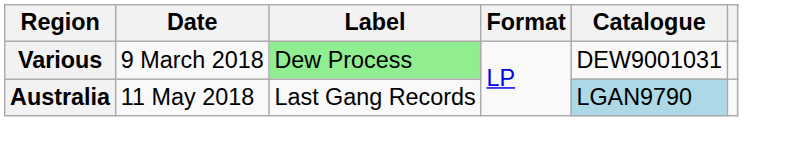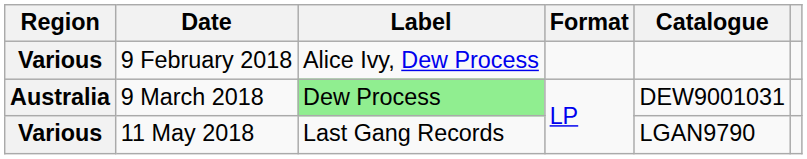+ row: (207, 60)
(60, 60) Various -> (60, 97) Australia
(60, 97) Australia -> (60, 134) Various
(634, 97) lightblue background -> (697, 134) no background
